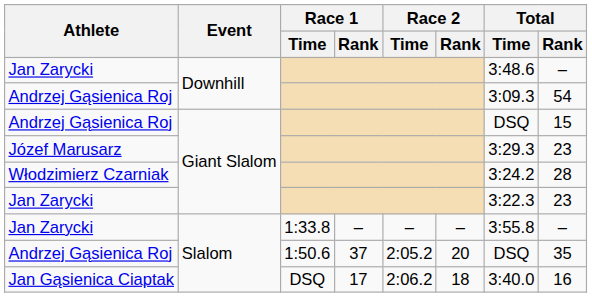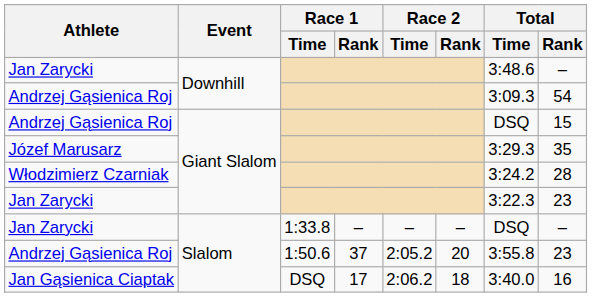(562, 149) 23 -> (562, 149) 35
(511, 227) 3:55.8 -> (511, 227) DSQ
(511, 254) DSQ -> (511, 254) 3:55.8
(562, 254) 35 -> (562, 254) 23
